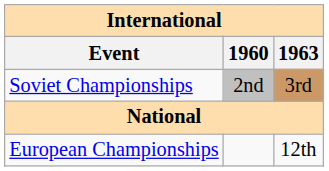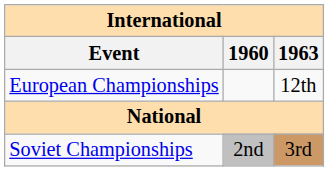rows swapped: (114, 149) <-> (101, 85)
